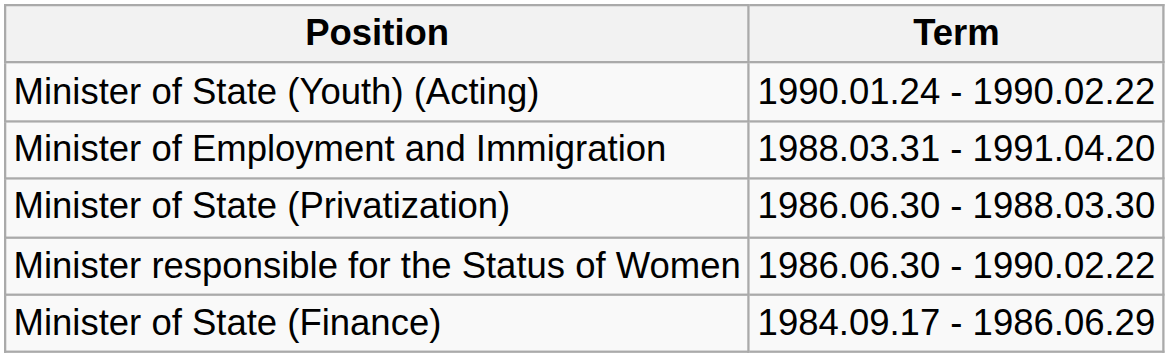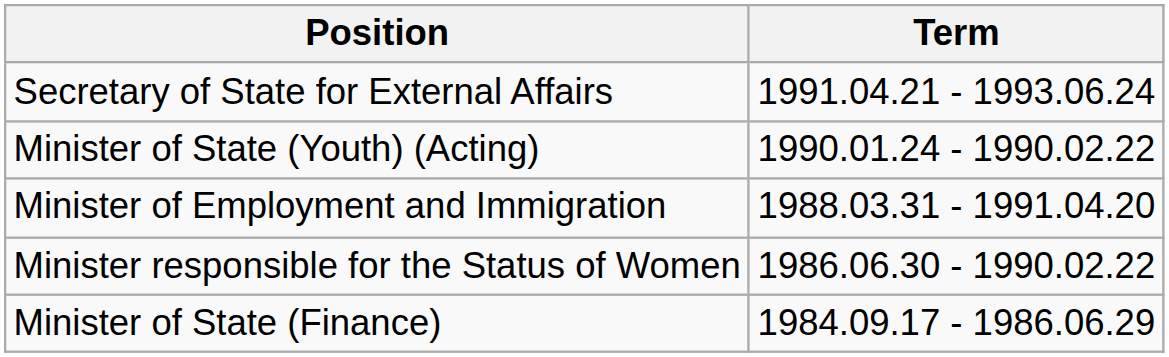+ row: (313, 91)
- row: (262, 206)
